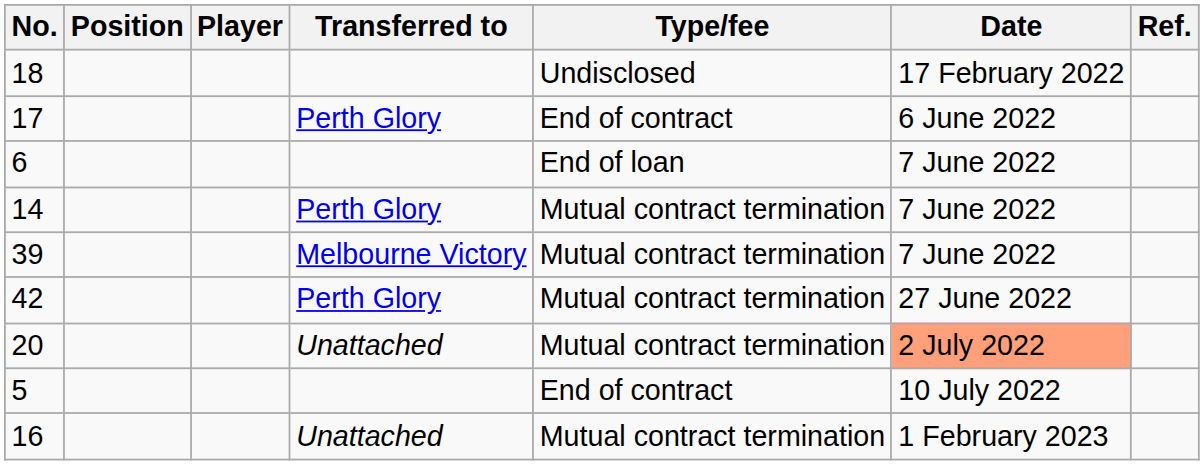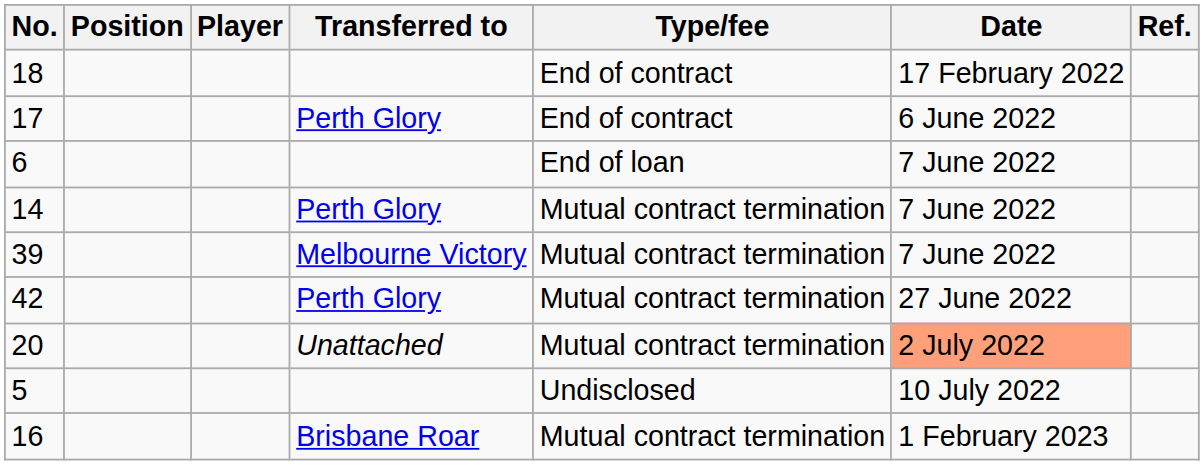(618, 72) Undisclosed -> (636, 72) End of contract
(636, 390) End of contract -> (618, 390) Undisclosed
(369, 436) Unattached -> (388, 436) Brisbane Roar
